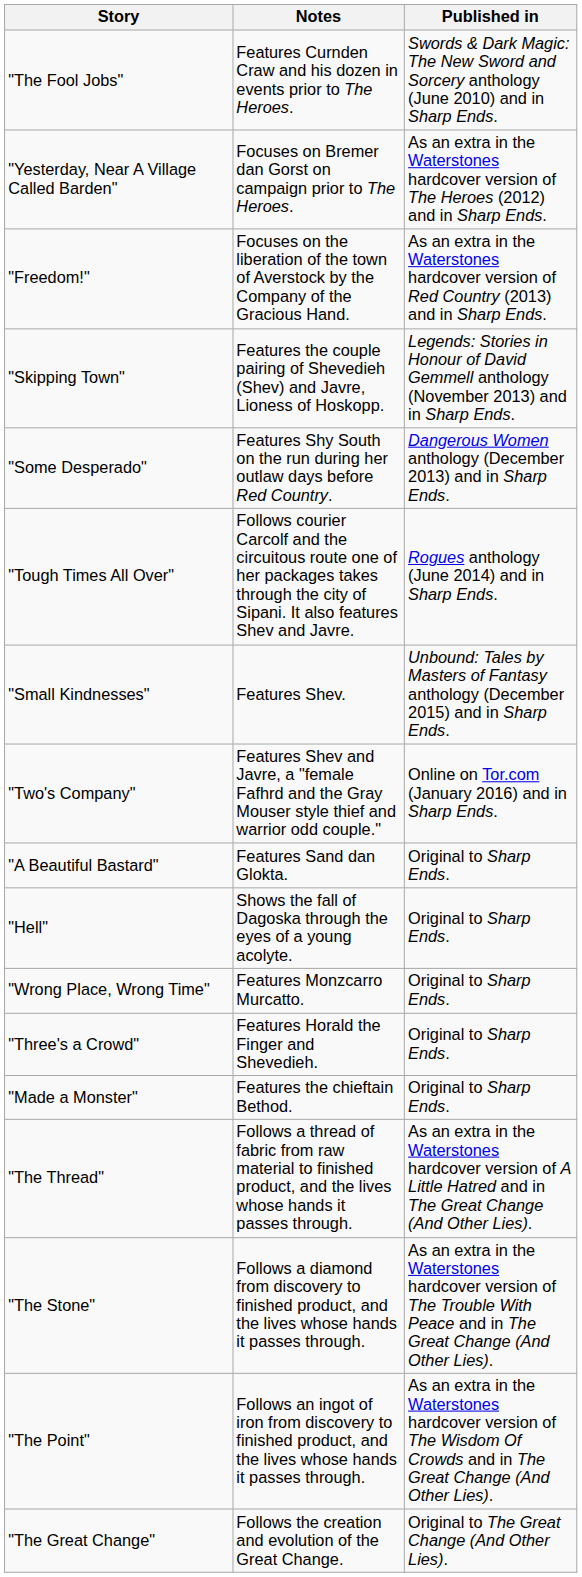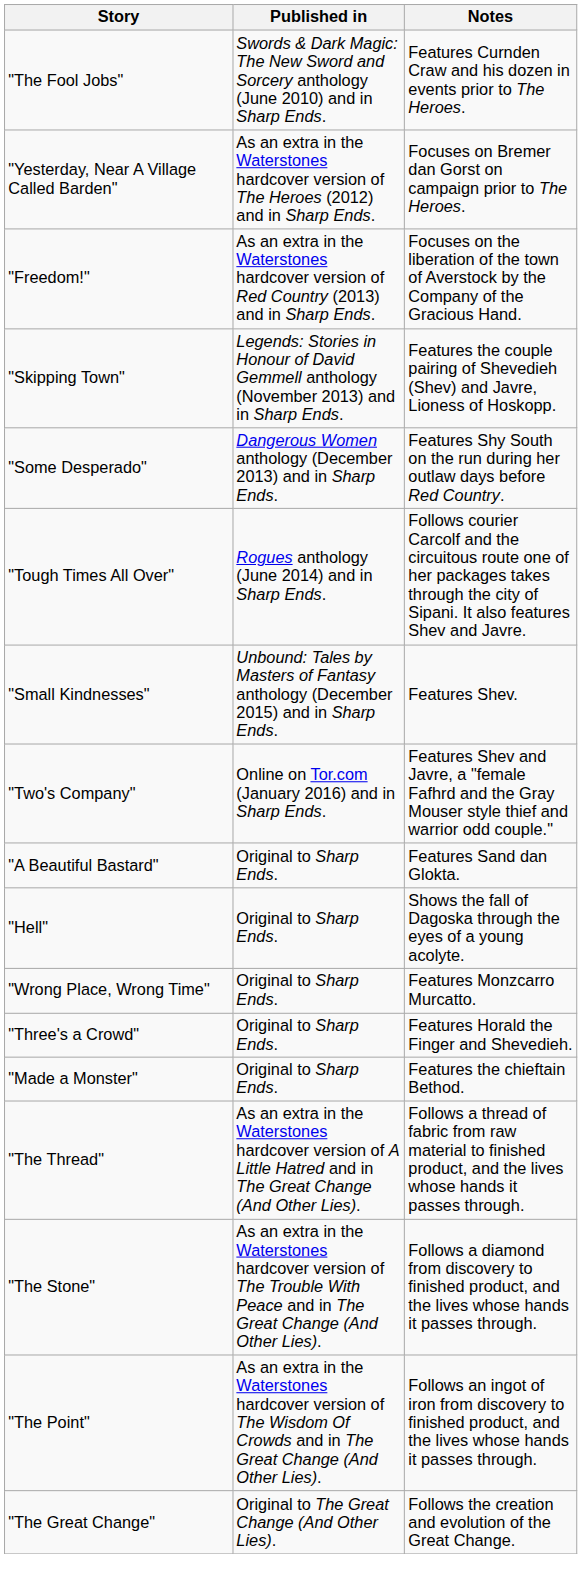columns swapped: (490, 17) <-> (318, 17)
